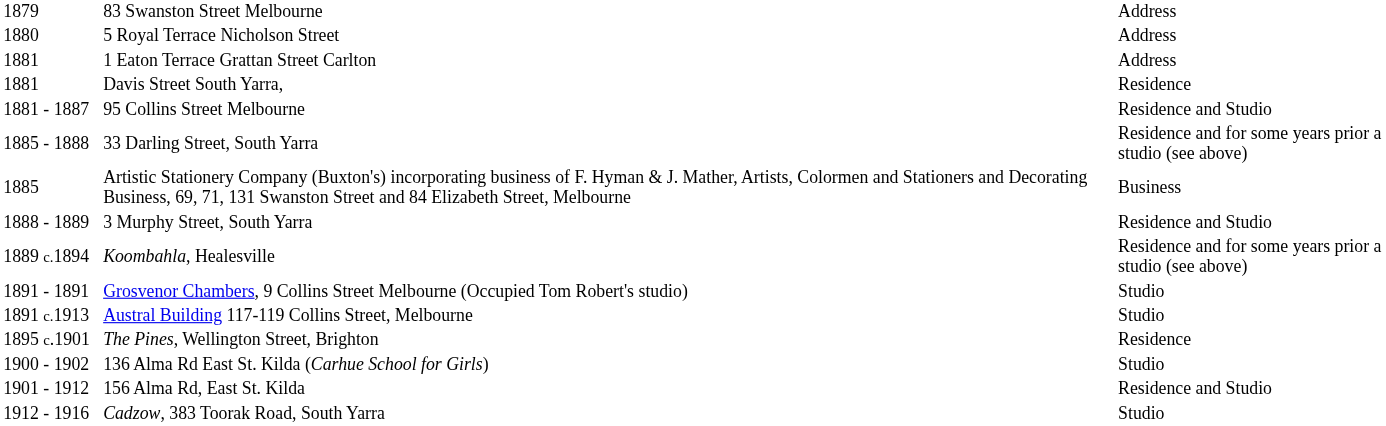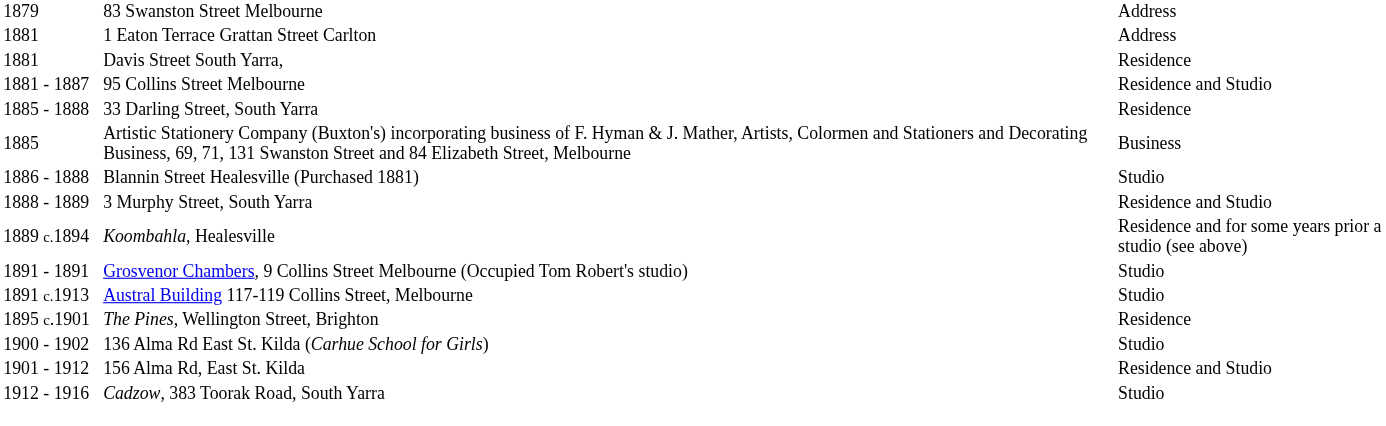- row: (21, 35)
(1250, 143) Residence and for some years prior a studio (see above) -> (1155, 108) Residence
+ row: (21, 177)
